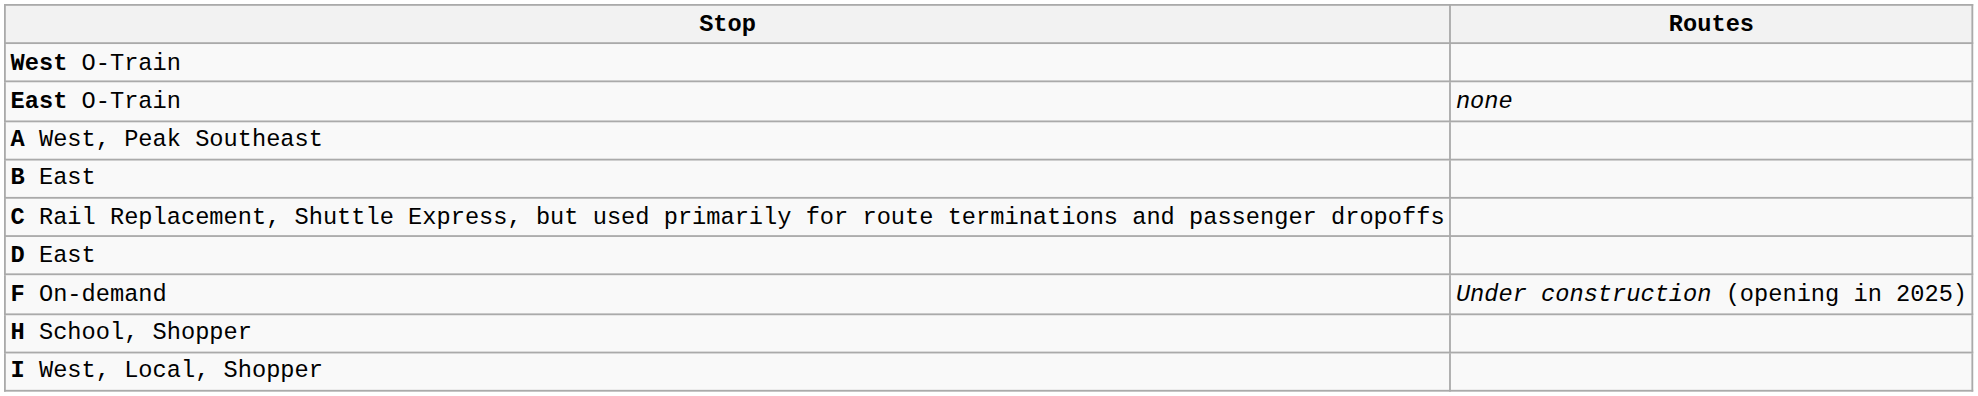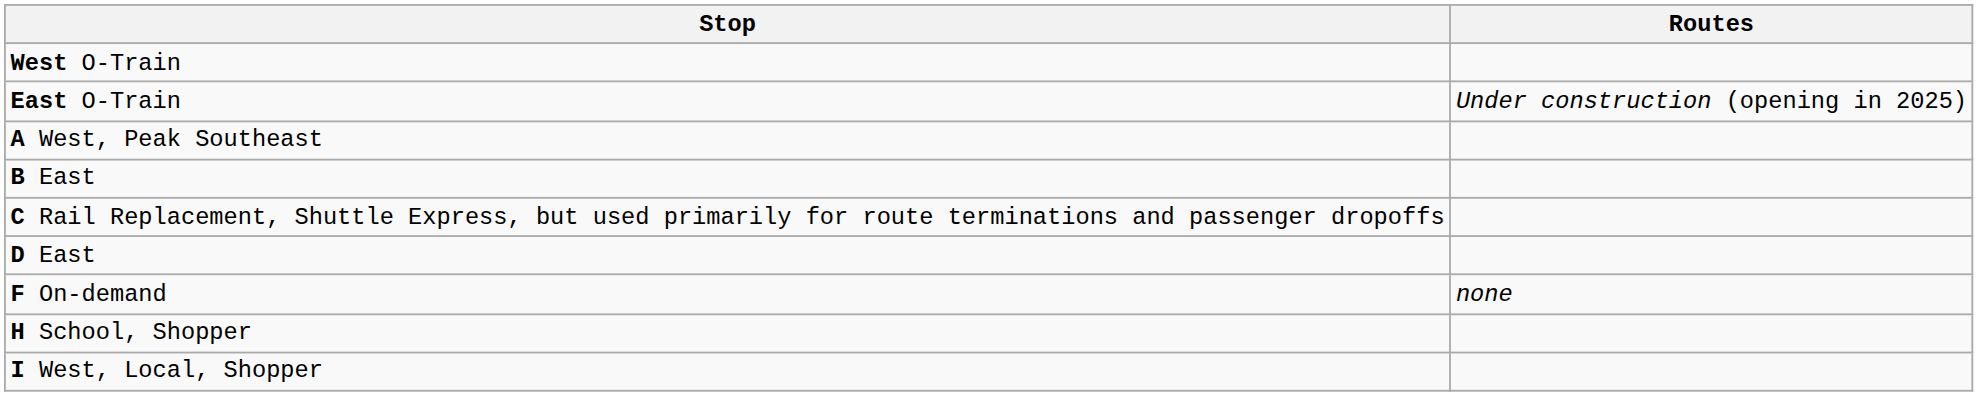(1484, 101) none -> (1711, 101) Under construction (opening in 2025)
(1711, 294) Under construction (opening in 2025) -> (1484, 294) none
